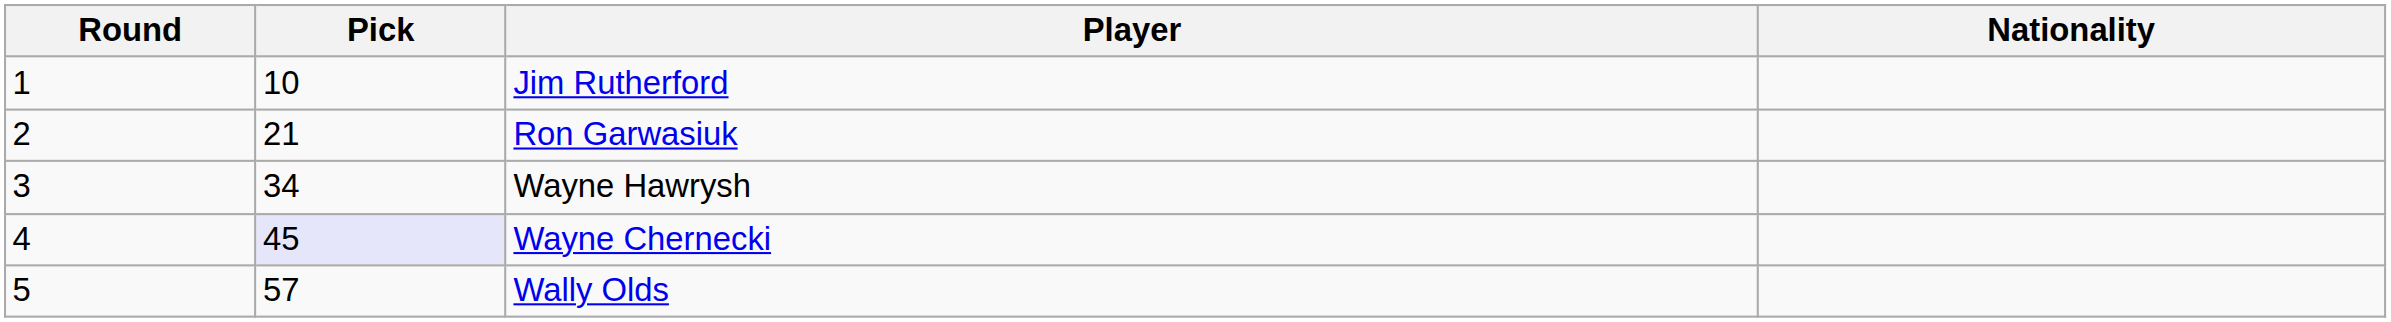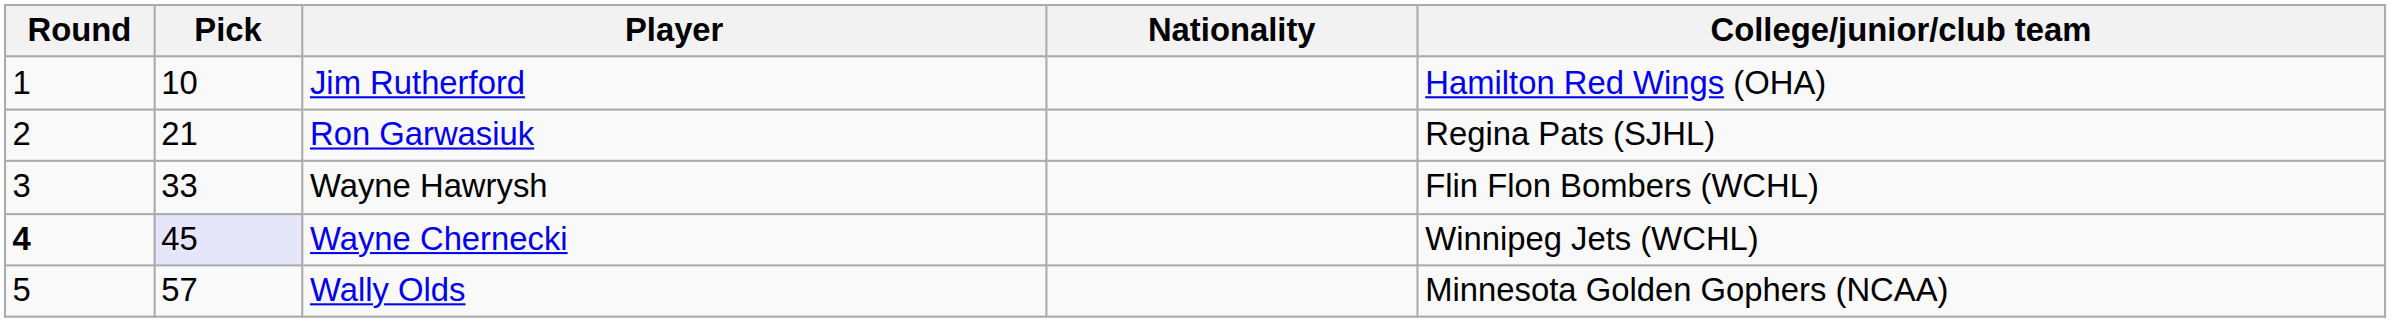+ column: (1901, 30)
(281, 186) 34 -> (180, 186) 33
(22, 238) normal -> (22, 238) bold
